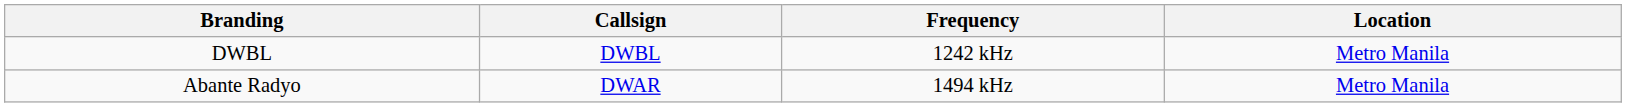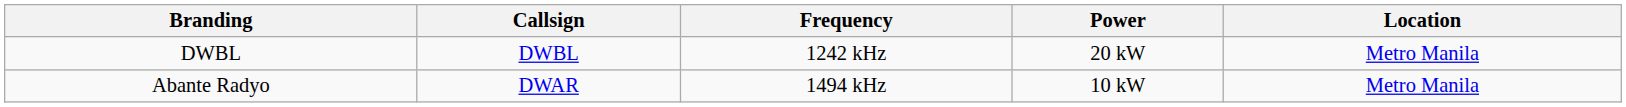+ column: (1118, 20)
